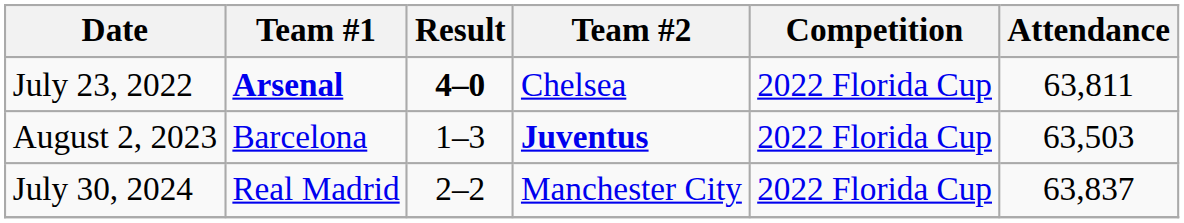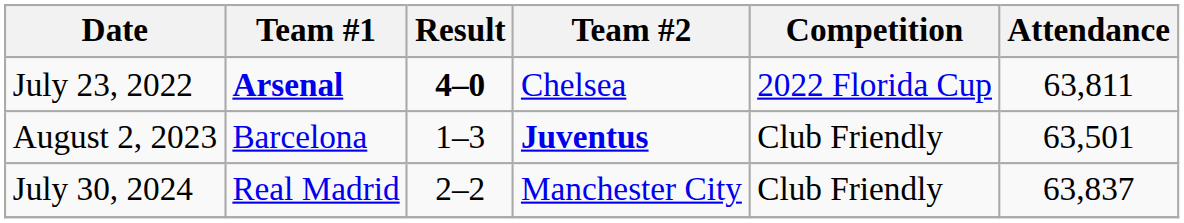(875, 136) 2022 Florida Cup -> (850, 136) Club Friendly
(1089, 136) 63,503 -> (1089, 136) 63,501
(875, 189) 2022 Florida Cup -> (850, 189) Club Friendly
